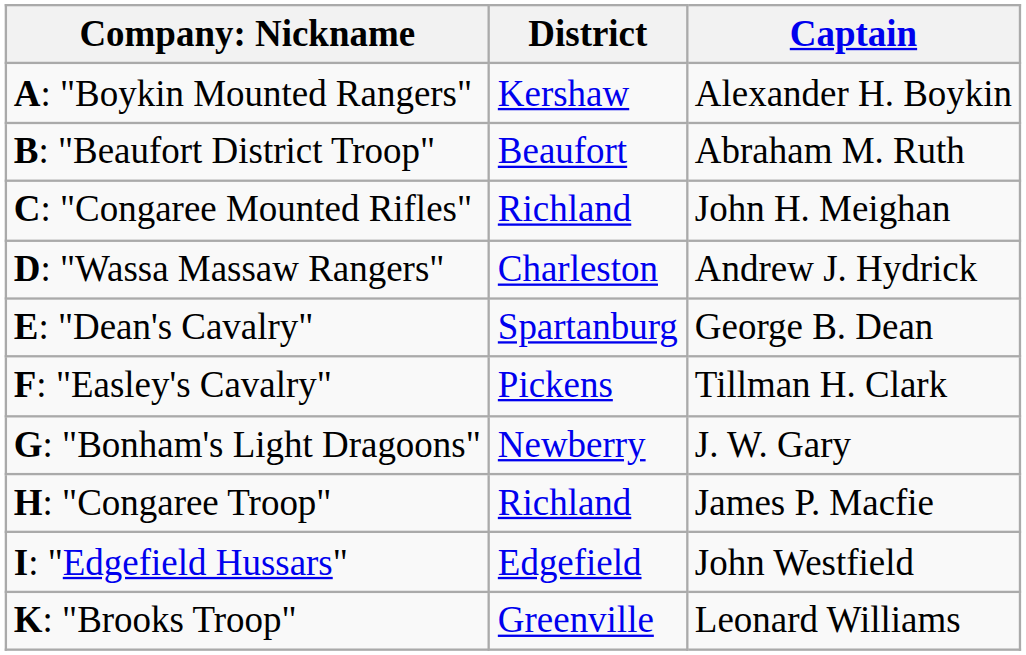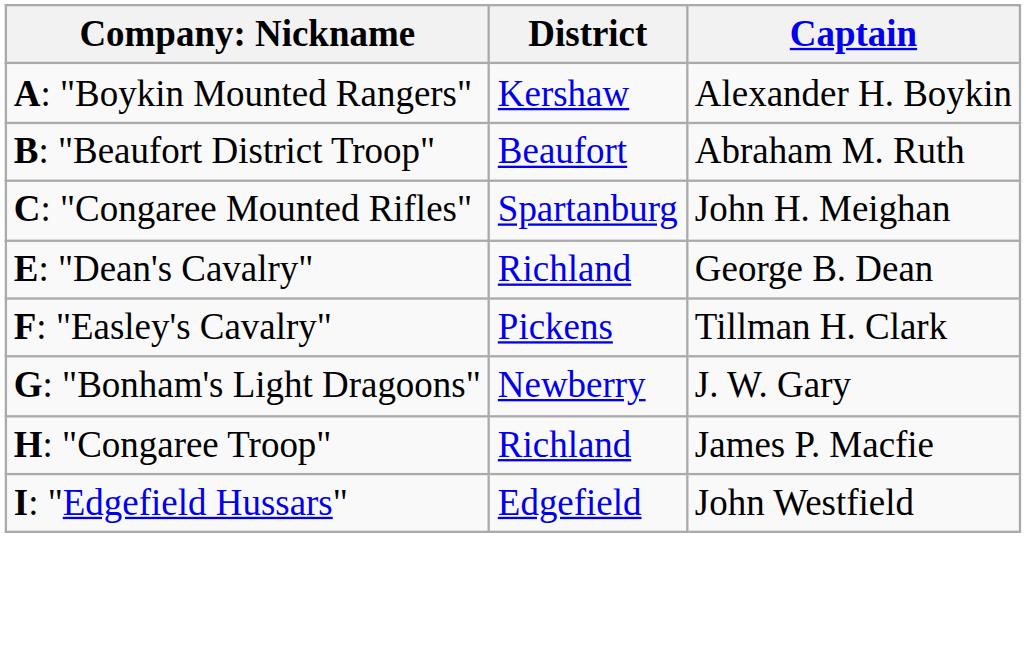(565, 209) Richland -> (588, 209) Spartanburg
- row: (229, 268)
(588, 326) Spartanburg -> (565, 268) Richland
- row: (155, 619)
